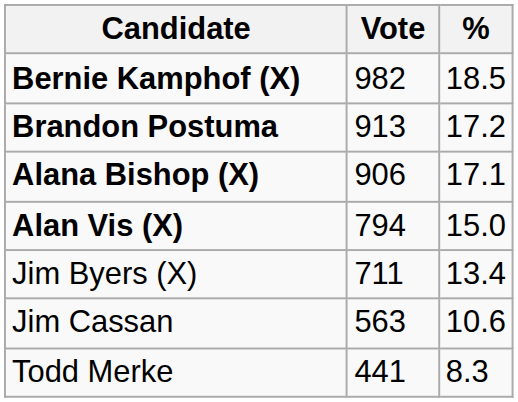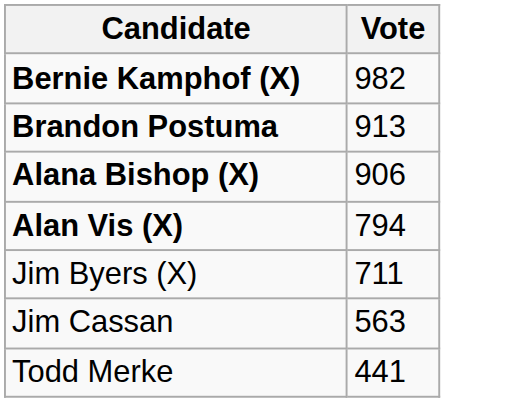- column: (476, 28)
